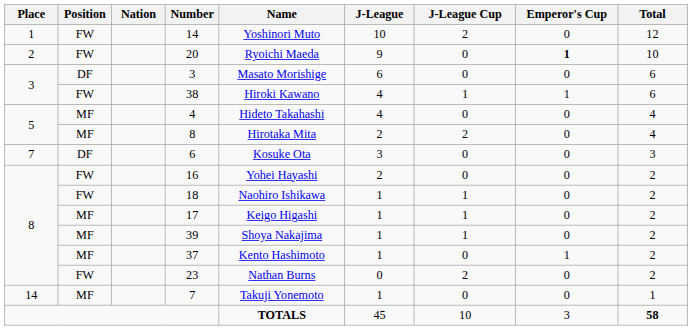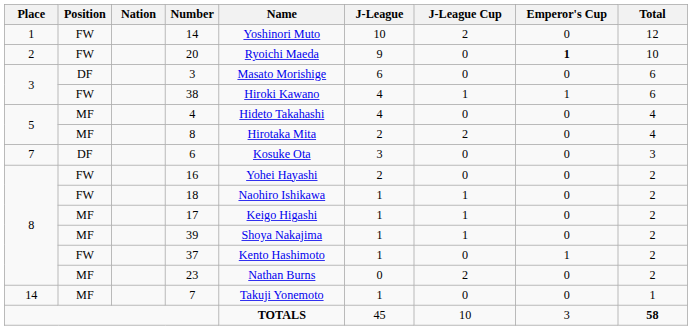(85, 255) MF -> (85, 255) FW
(85, 275) FW -> (85, 275) MF
